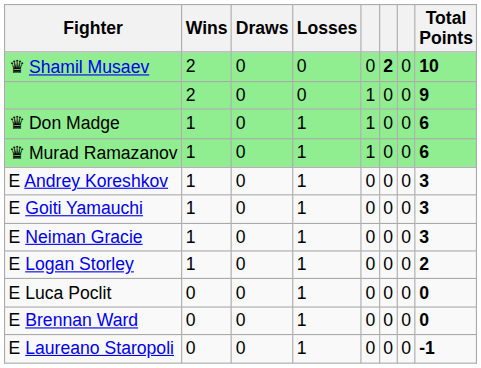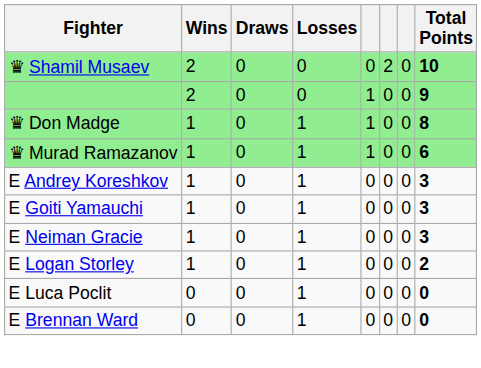(388, 66) bold -> (388, 66) normal
(424, 123) 6 -> (424, 123) 8
- row: (91, 348)
